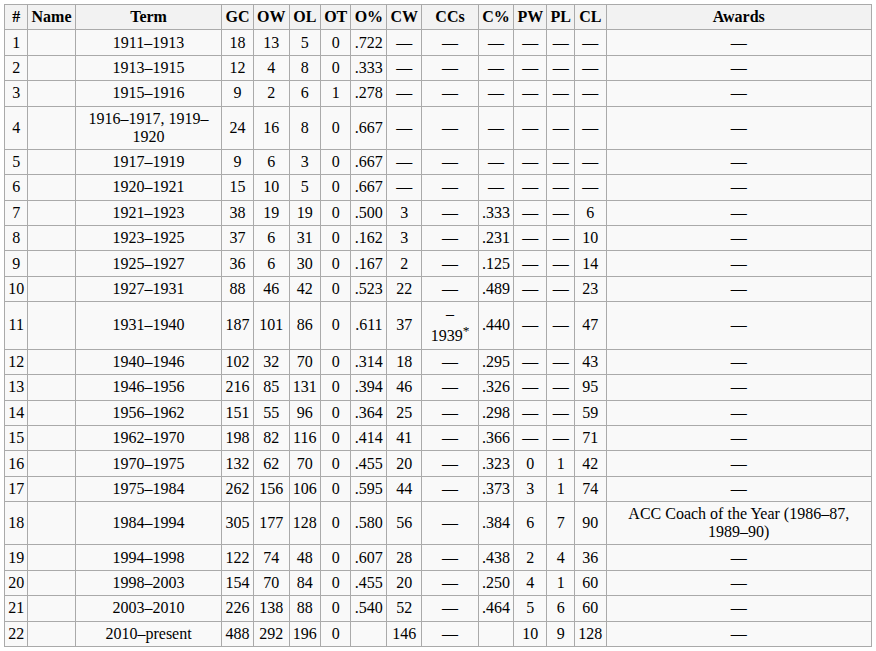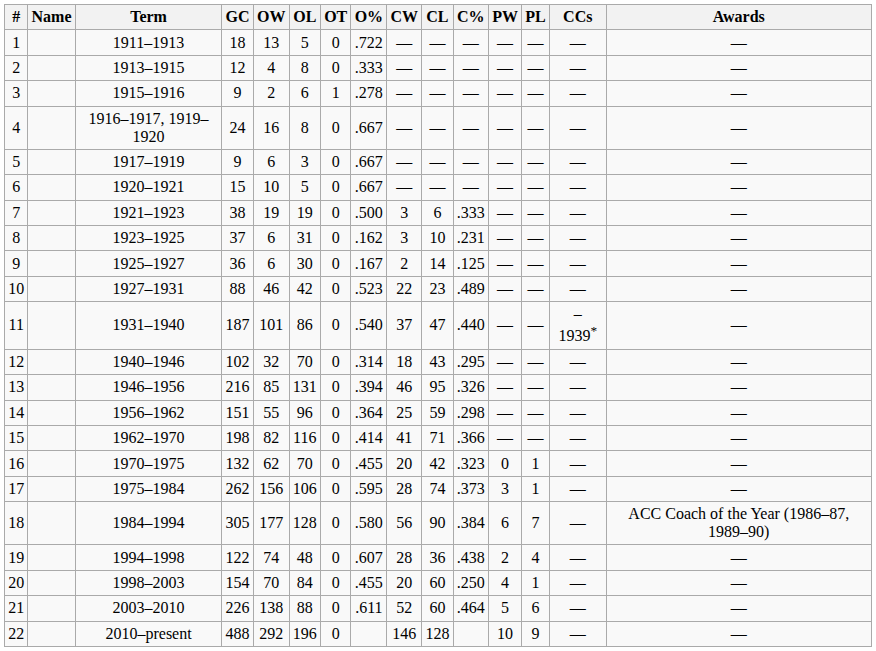columns swapped: (590, 17) <-> (450, 17)
(369, 325) .611 -> (369, 325) .540
(404, 488) 44 -> (404, 488) 28
(369, 608) .540 -> (369, 608) .611
